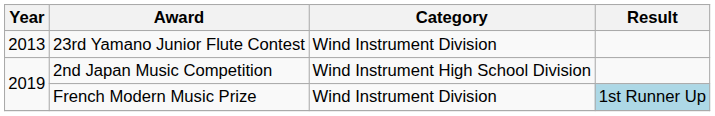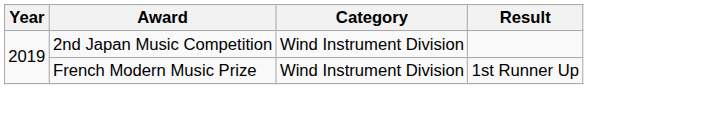- row: (179, 44)
(452, 70) Wind Instrument High School Division -> (372, 44) Wind Instrument Division
(652, 96) lightblue background -> (525, 70) no background
